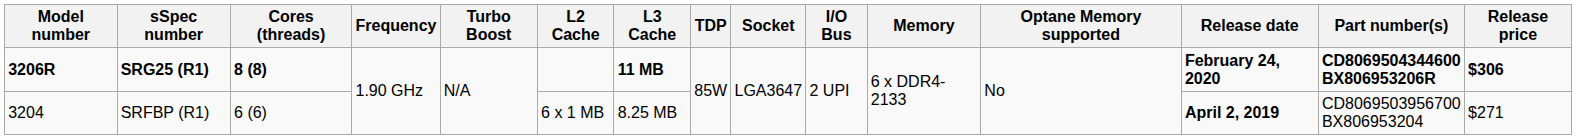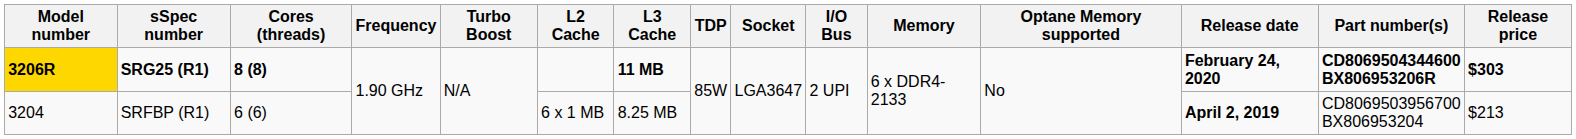(32, 69) no background -> (32, 69) gold background
(1486, 69) $306 -> (1486, 69) $303
(1486, 112) $271 -> (1486, 112) $213
